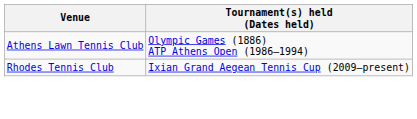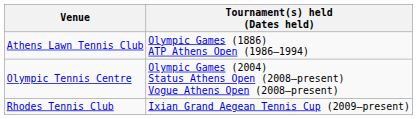+ row: (69, 79)
